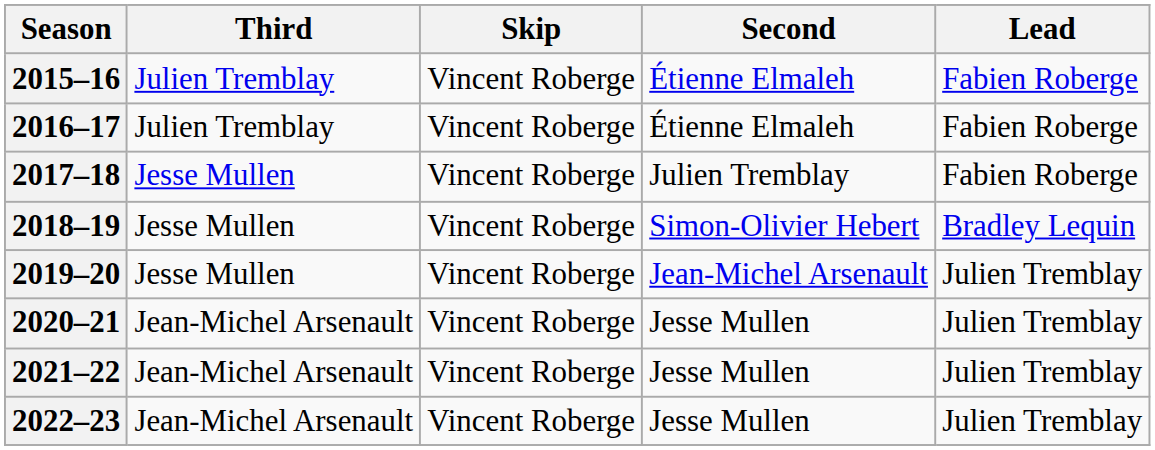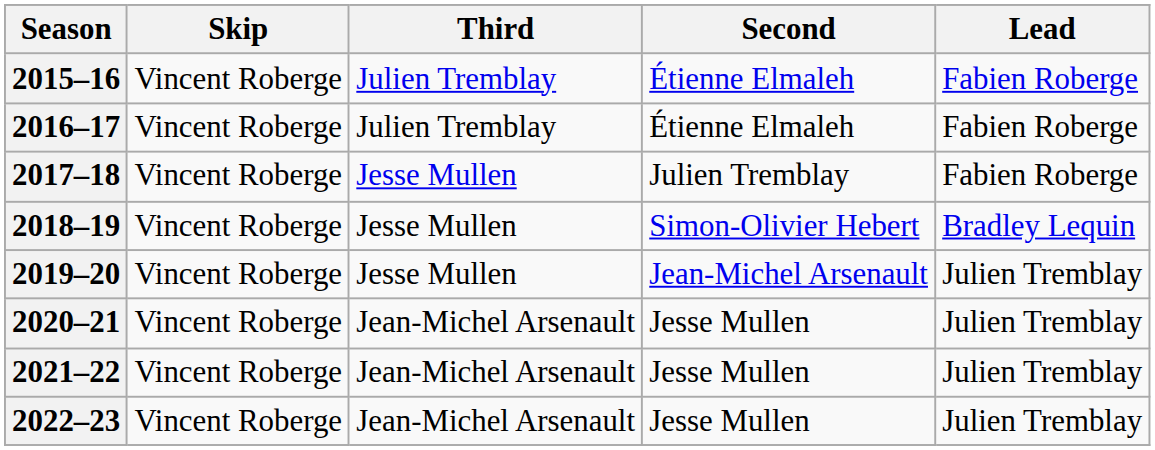columns swapped: (531, 28) <-> (274, 28)
